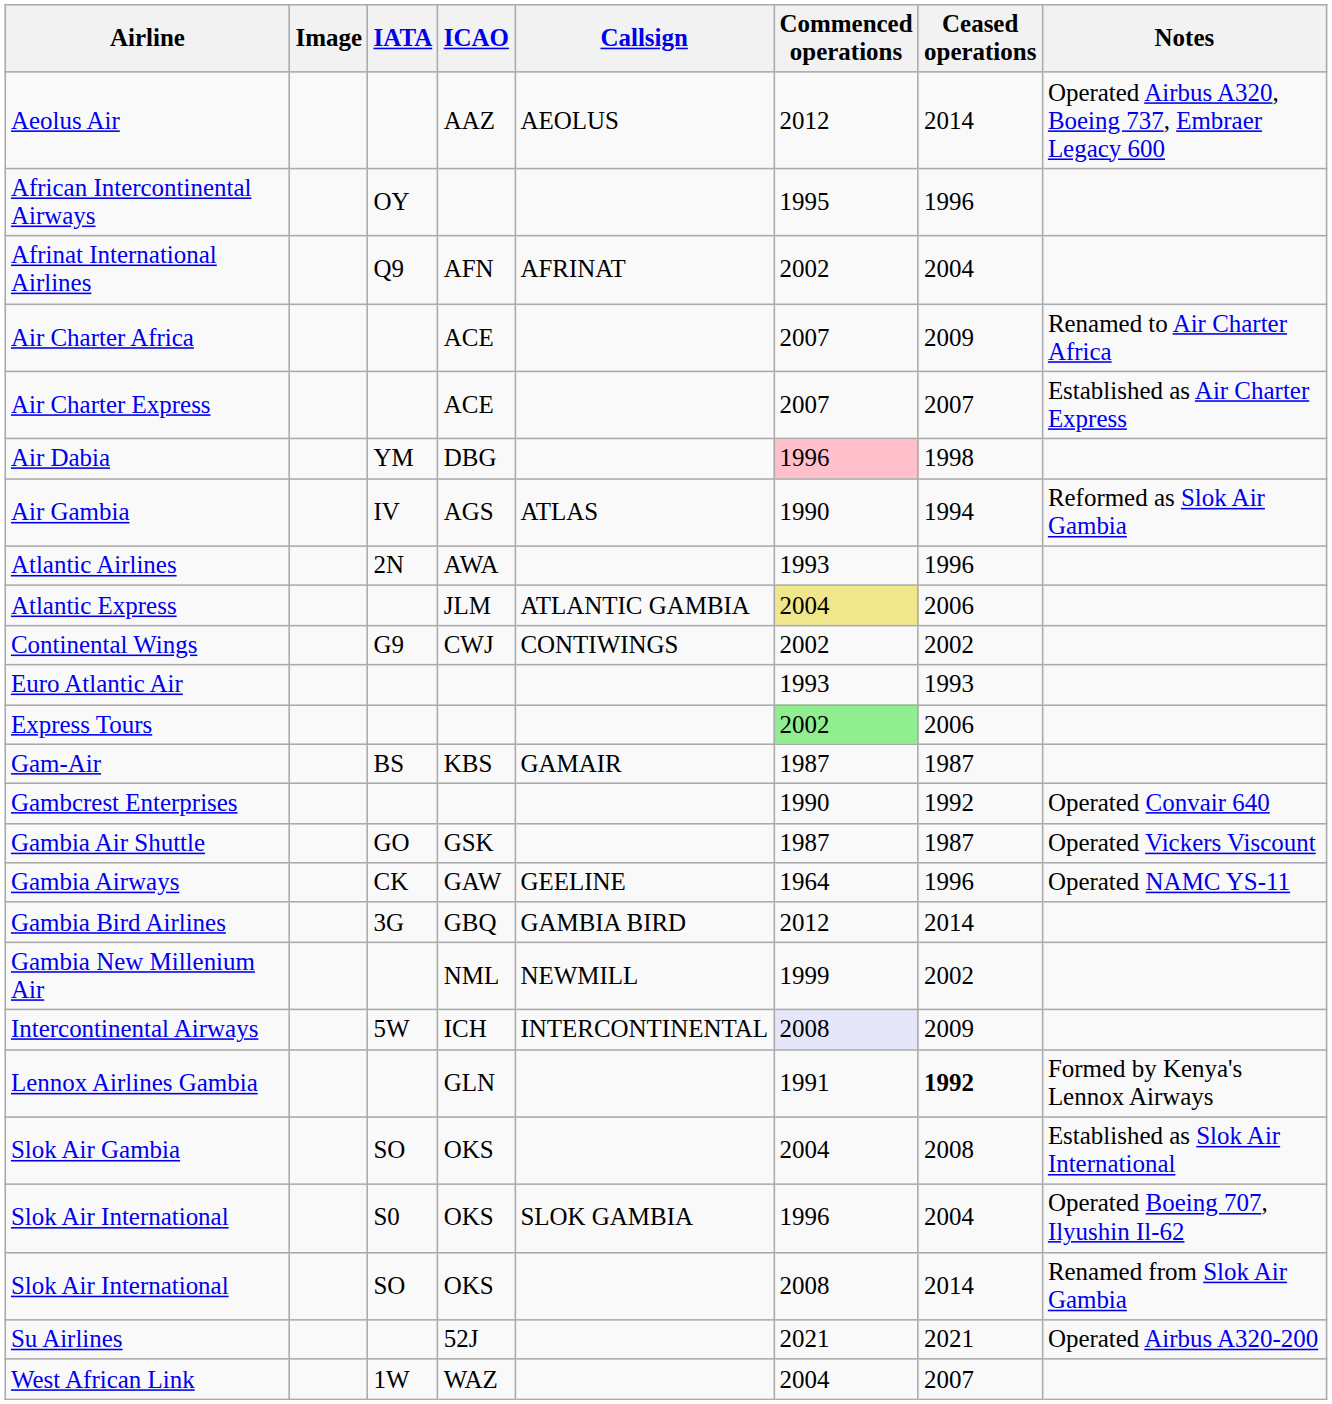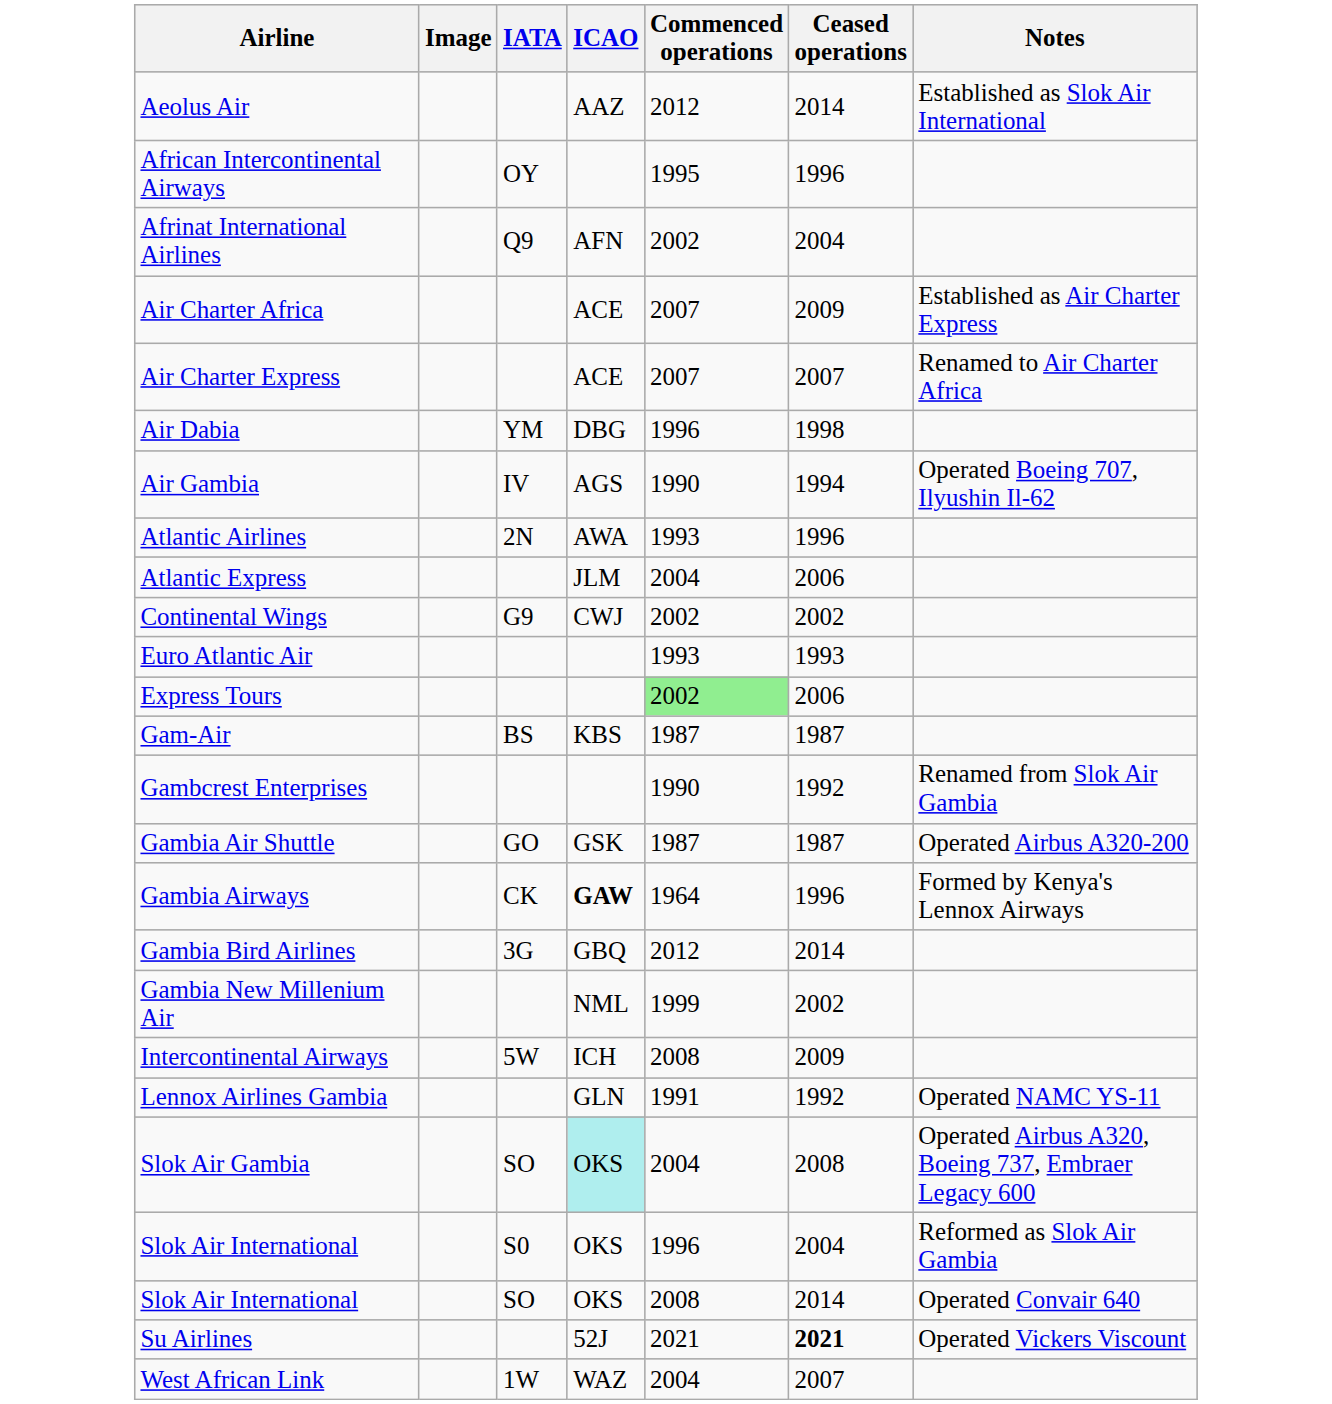- column: (644, 38)
(1163, 120) Operated Airbus A320, Boeing 737, Embraer Legacy 600 -> (1034, 105) Established as Slok Air International
(1167, 337) Renamed to Air Charter Africa -> (1049, 308) Established as Air Charter Express
(1179, 404) Established as Air Charter Express -> (1038, 376) Renamed to Air Charter Africa
(804, 458) pink background -> (675, 430) no background
(1156, 511) Reformed as Slok Air Gambia -> (1028, 483) Operated Boeing 707, Ilyushin Il-62
(804, 605) khaki background -> (675, 577) no background
(1159, 803) Operated Convair 640 -> (1038, 789) Renamed from Slok Air Gambia
(1182, 842) Operated Vickers Viscount -> (1054, 842) Operated Airbus A320-200
(473, 882) normal -> (603, 896) bold
(1169, 882) Operated NAMC YS-11 -> (1016, 896) Formed by Kenya's Lennox Airways
(804, 1029) lavender background -> (675, 1057) no background
(949, 1082) bold -> (819, 1096) normal
(1145, 1082) Formed by Kenya's Lennox Airways -> (1039, 1096) Operated NAMC YS-11
(469, 1150) no background -> (598, 1164) paleturquoise background
(1164, 1150) Established as Slok Air International -> (1034, 1164) Operated Airbus A320, Boeing 737, Embraer Legacy 600
(1158, 1218) Operated Boeing 707, Ilyushin Il-62 -> (1027, 1246) Reformed as Slok Air Gambia
(1167, 1285) Renamed from Slok Air Gambia -> (1029, 1299) Operated Convair 640
(949, 1339) normal -> (819, 1339) bold
(1183, 1339) Operated Airbus A320-200 -> (1052, 1339) Operated Vickers Viscount
